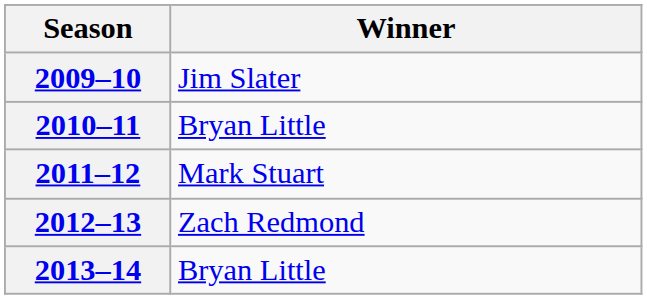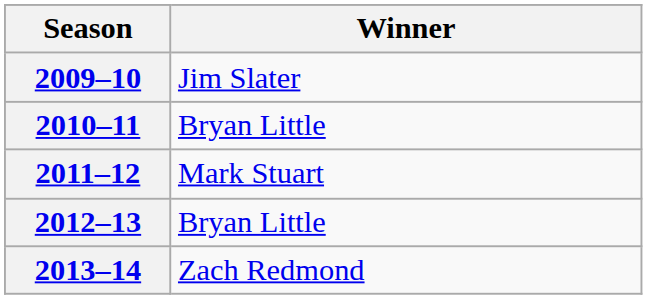(271, 221) Zach Redmond -> (252, 221) Bryan Little
(252, 269) Bryan Little -> (271, 269) Zach Redmond
